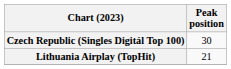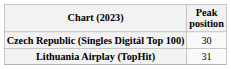(207, 56) 21 -> (207, 56) 31
